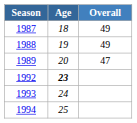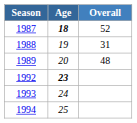(63, 29) normal -> (63, 29) bold
(105, 29) 49 -> (105, 29) 52
(105, 45) 49 -> (105, 45) 31
(105, 61) 47 -> (105, 61) 48
